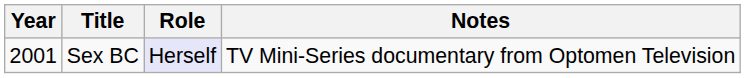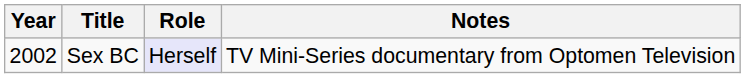(33, 55) 2001 -> (33, 55) 2002
